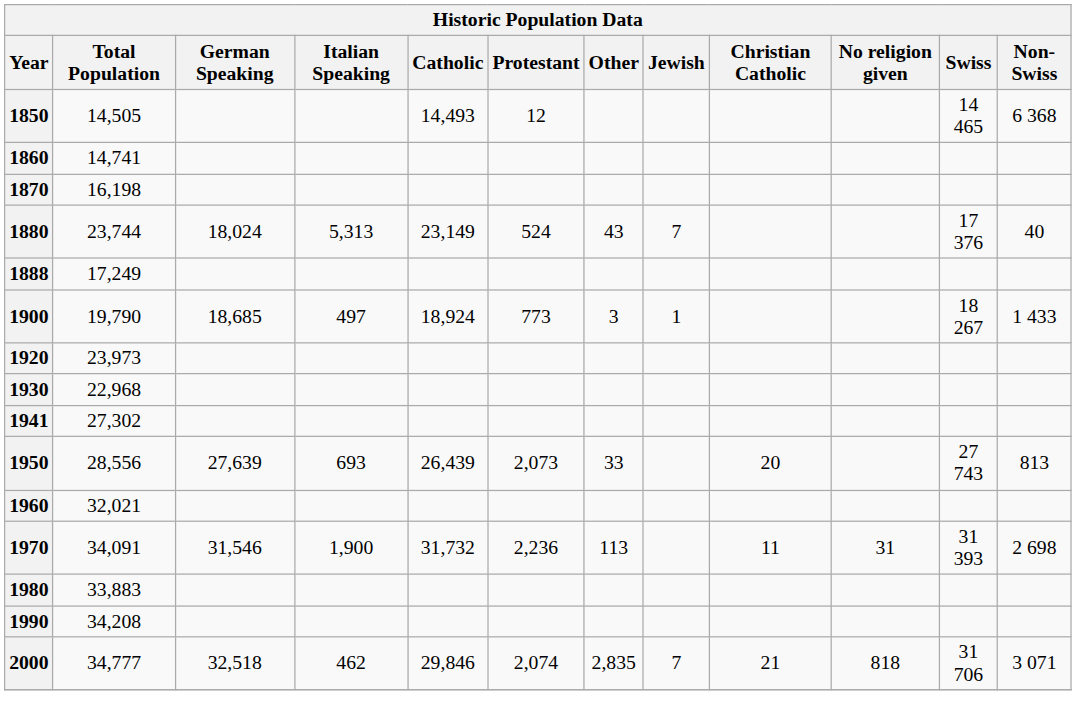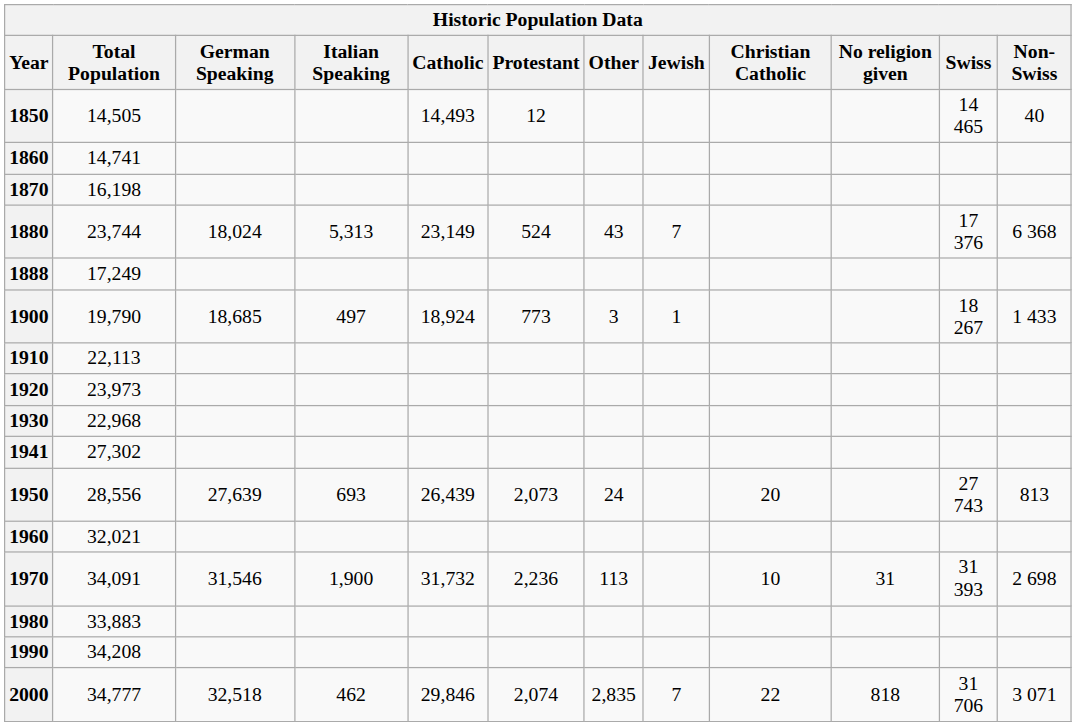(1034, 115) 6 368 -> (1034, 115) 40
(1034, 231) 40 -> (1034, 231) 6 368
+ row: (29, 358)
(614, 463) 33 -> (614, 494) 24
(770, 547) 11 -> (770, 578) 10
(770, 663) 21 -> (770, 694) 22
